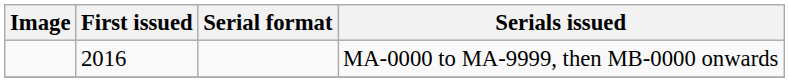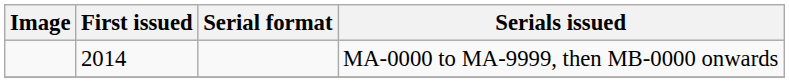(104, 58) 2016 -> (104, 58) 2014
